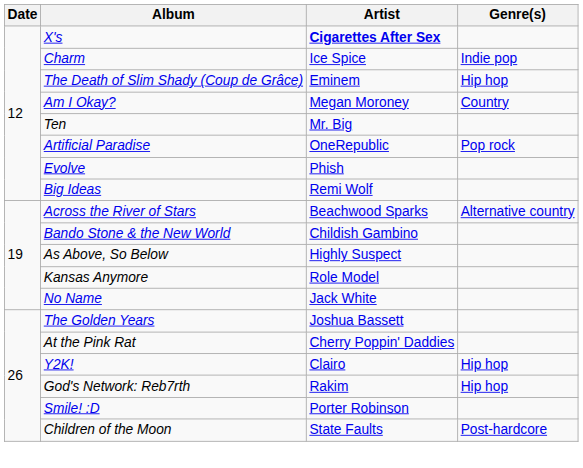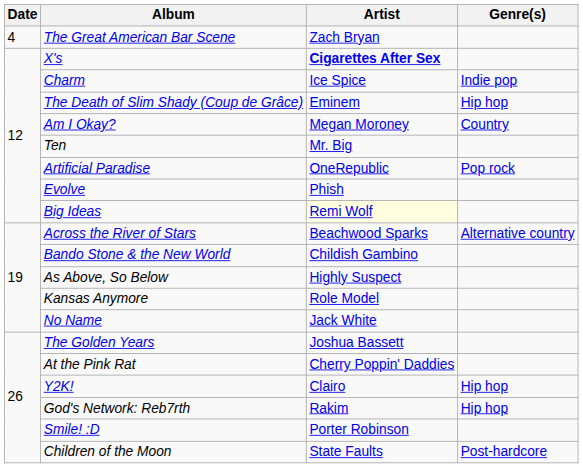+ row: (140, 37)
(341, 189) no background -> (341, 211) lightyellow background
